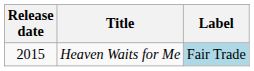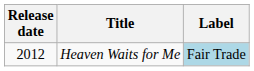(31, 54) 2015 -> (31, 54) 2012
